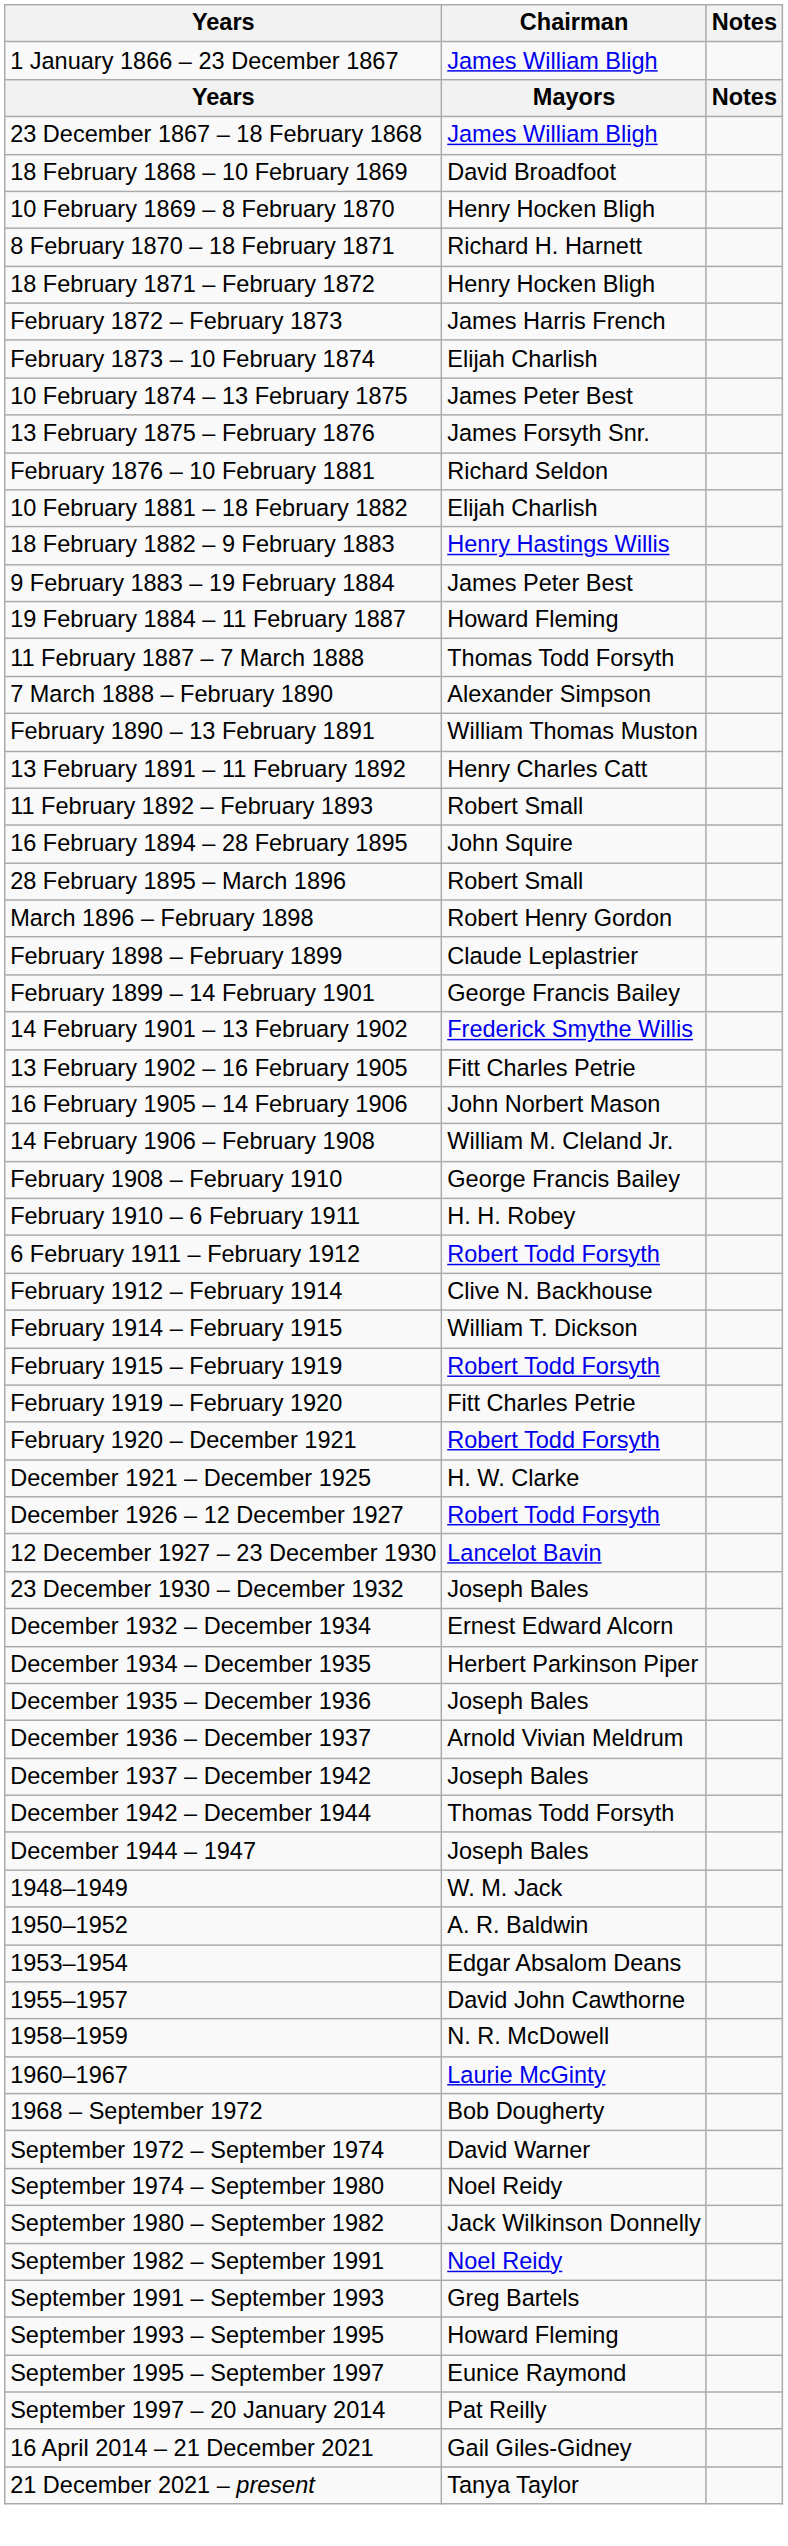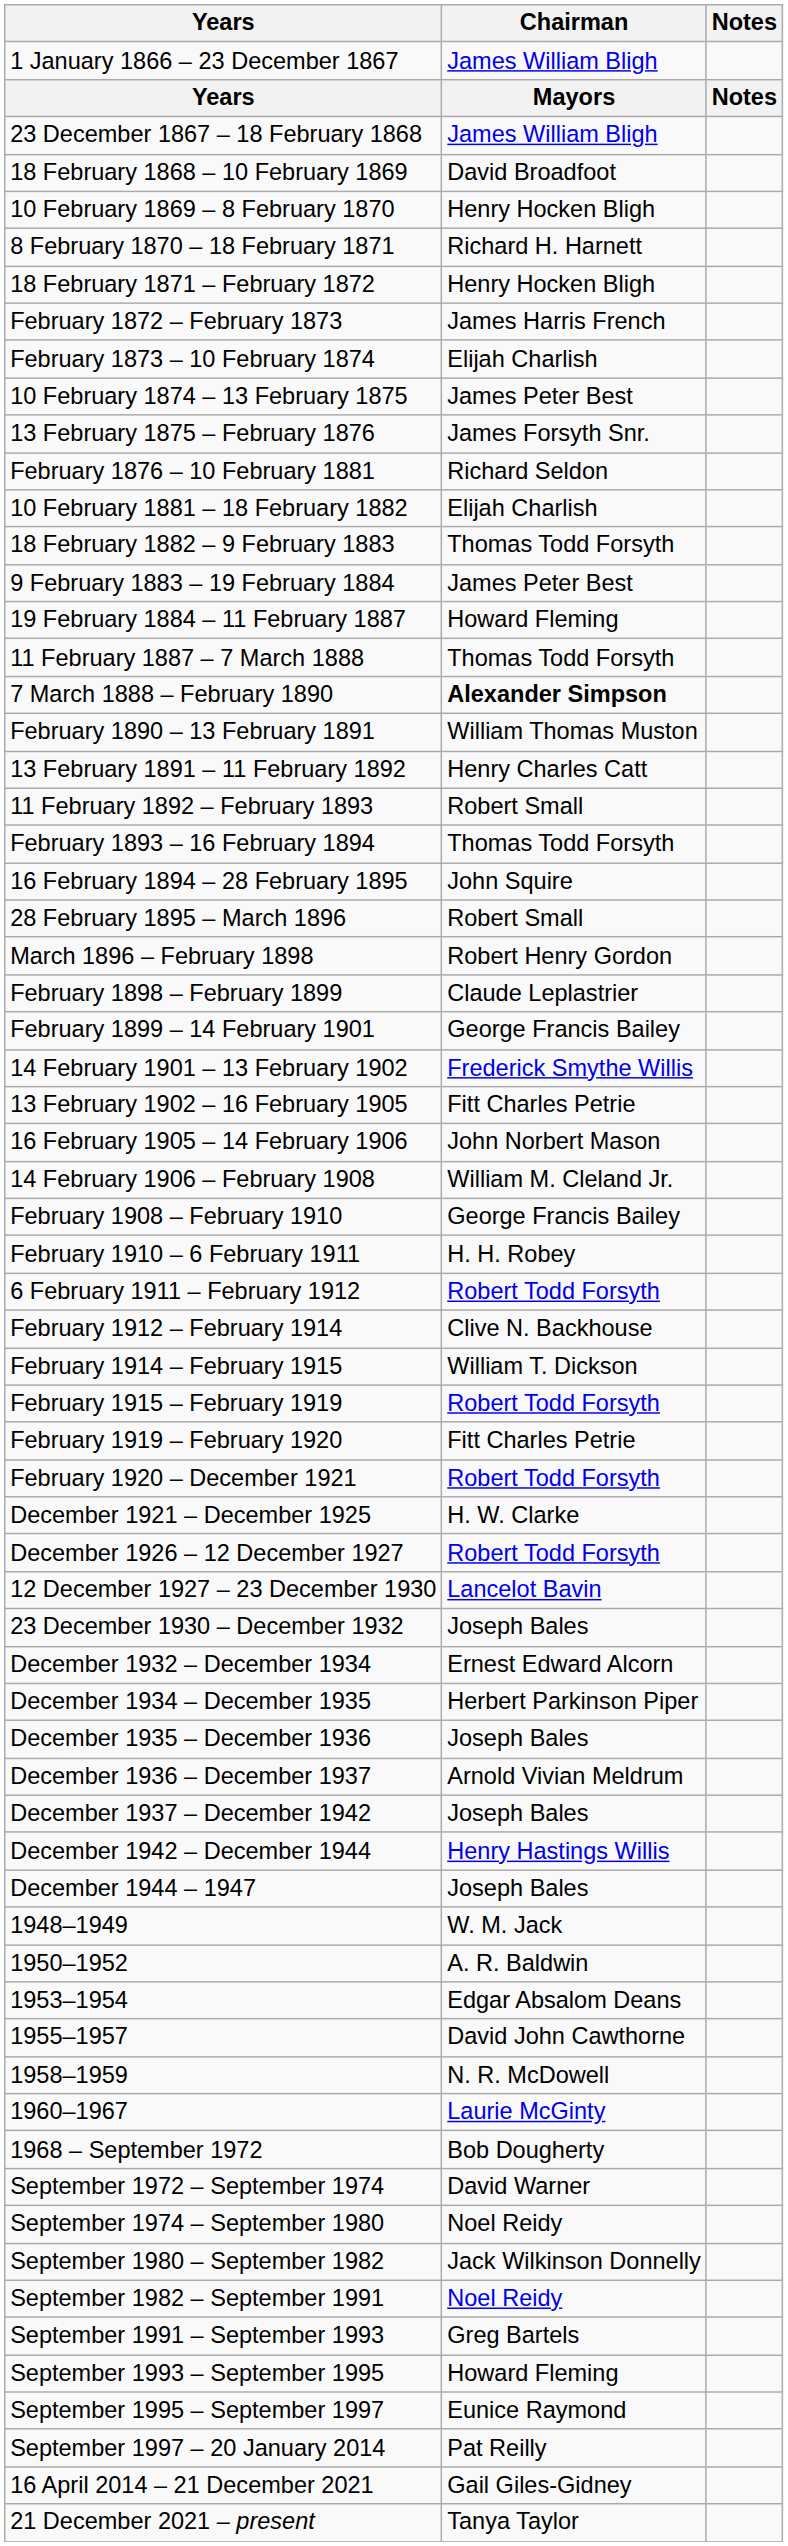(558, 545) Henry Hastings Willis -> (561, 545) Thomas Todd Forsyth
(549, 694) normal -> (557, 694) bold
+ row: (193, 843)
(561, 1813) Thomas Todd Forsyth -> (558, 1850) Henry Hastings Willis
